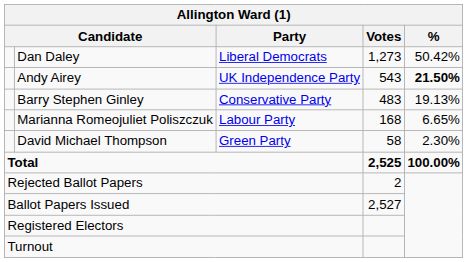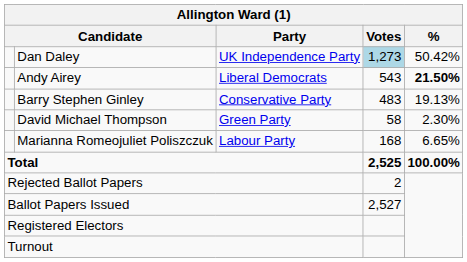(273, 57) Liberal Democrats -> (290, 57) UK Independence Party
(385, 57) no background -> (385, 57) lightblue background
(290, 78) UK Independence Party -> (273, 78) Liberal Democrats
rows swapped: (115, 120) <-> (92, 141)
